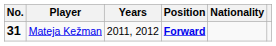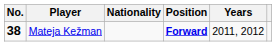columns swapped: (237, 12) <-> (133, 12)
(14, 31) 31 -> (14, 31) 38
